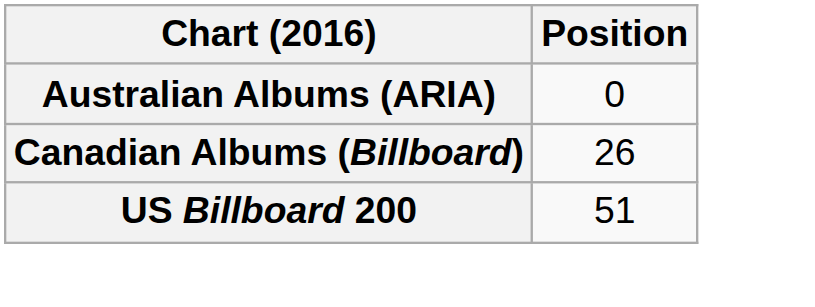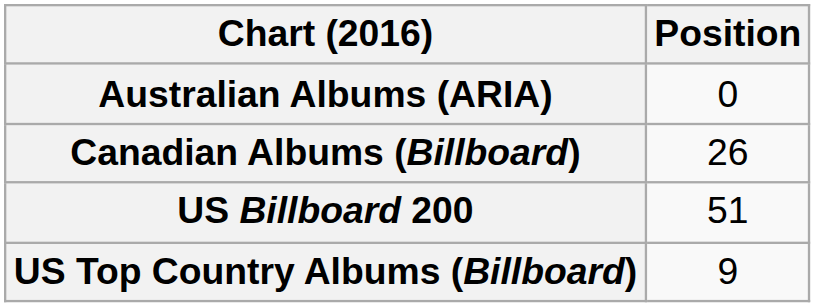+ row: (325, 270)
